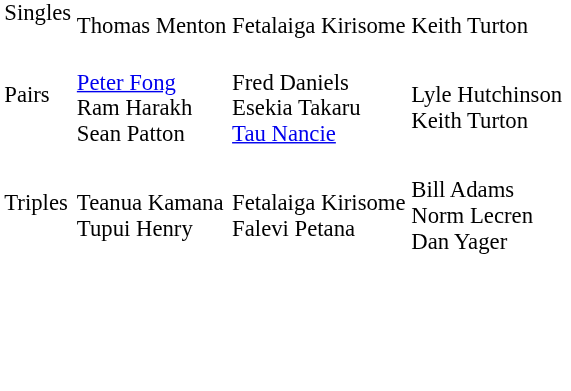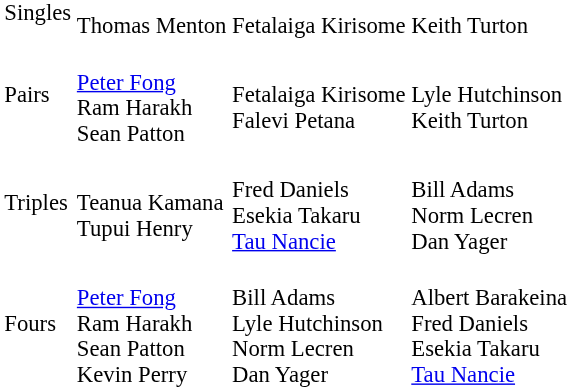(296, 107) Fred Daniels Esekia Takaru Tau Nancie -> (319, 107) Fetalaiga Kirisome Falevi Petana
(319, 215) Fetalaiga Kirisome Falevi Petana -> (296, 215) Fred Daniels Esekia Takaru Tau Nancie
+ row: (30, 323)
